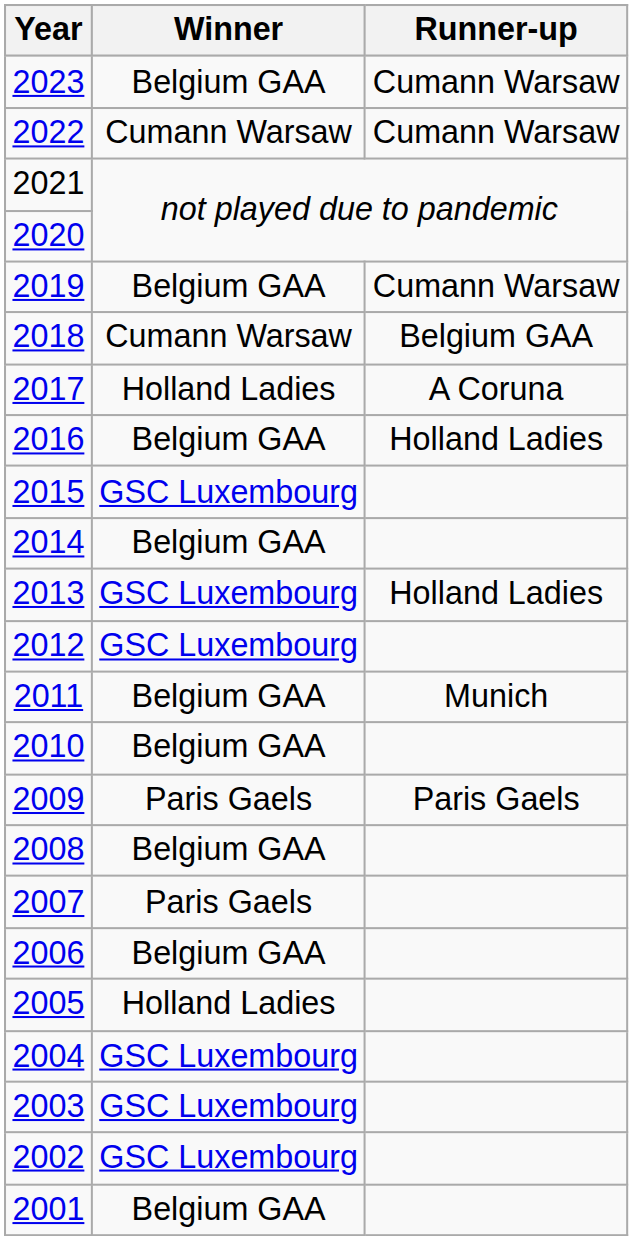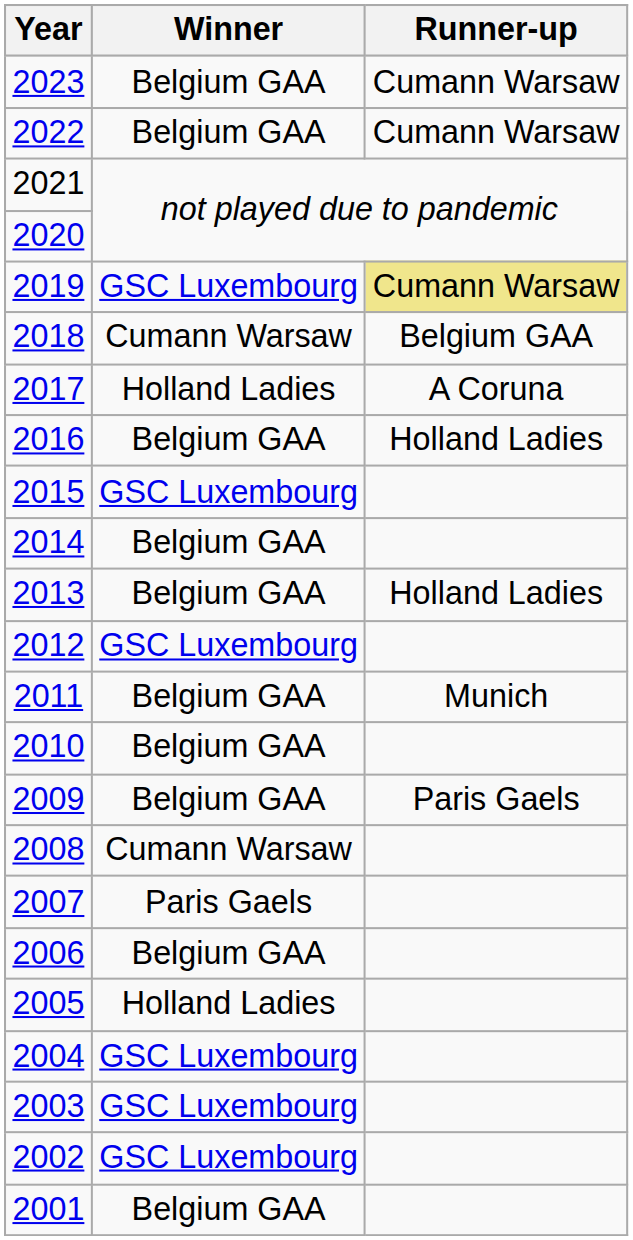(229, 132) Cumann Warsaw -> (229, 132) Belgium GAA
(229, 286) Belgium GAA -> (229, 286) GSC Luxembourg
(496, 286) no background -> (496, 286) khaki background
(229, 593) GSC Luxembourg -> (229, 593) Belgium GAA
(229, 798) Paris Gaels -> (229, 798) Belgium GAA
(229, 850) Belgium GAA -> (229, 850) Cumann Warsaw
